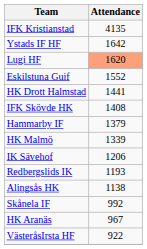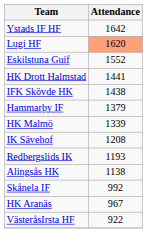- row: (40, 28)
(115, 108) 1408 -> (115, 92) 1438
(115, 156) 1206 -> (115, 140) 1208
